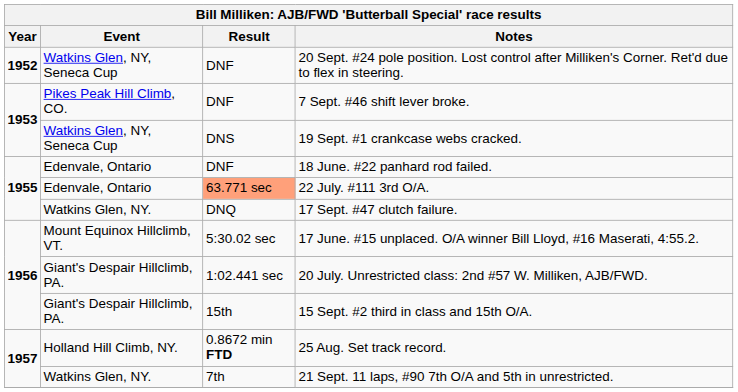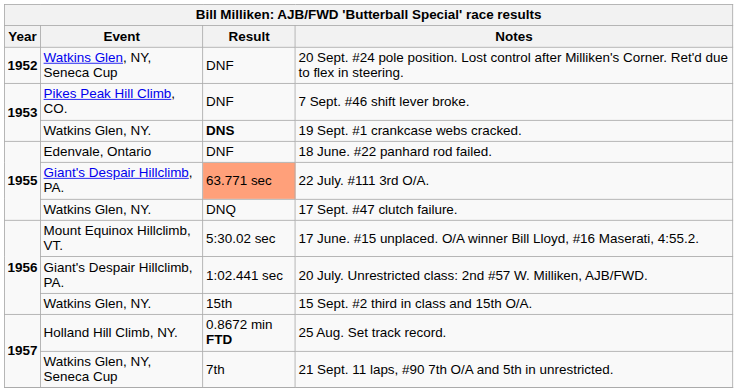(97, 138) Watkins Glen, NY, Seneca Cup -> (97, 130) Watkins Glen, NY.
(220, 138) normal -> (220, 130) bold
(97, 188) Edenvale, Ontario -> (118, 180) Giant's Despair Hillclimb, PA.
(118, 311) Giant's Despair Hillclimb, PA. -> (97, 303) Watkins Glen, NY.
(97, 376) Watkins Glen, NY. -> (97, 369) Watkins Glen, NY, Seneca Cup
